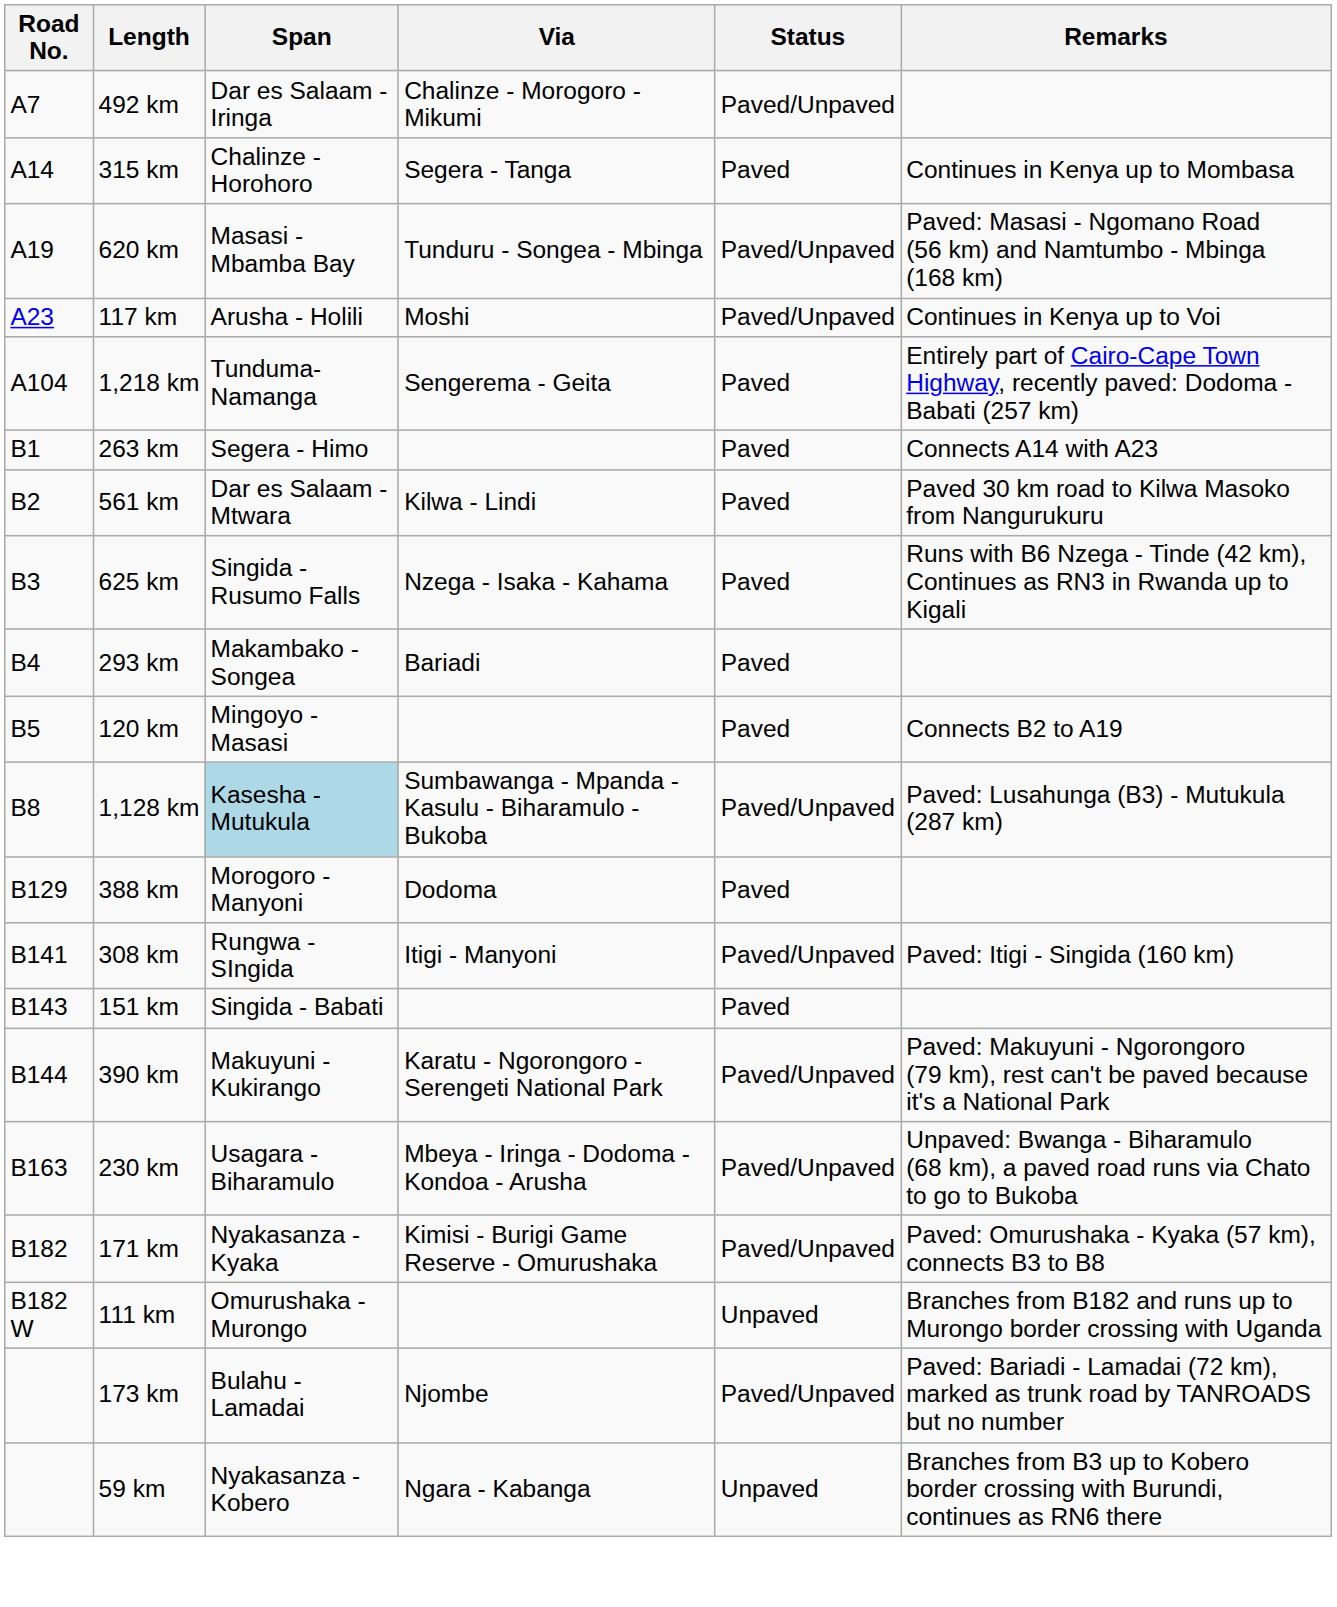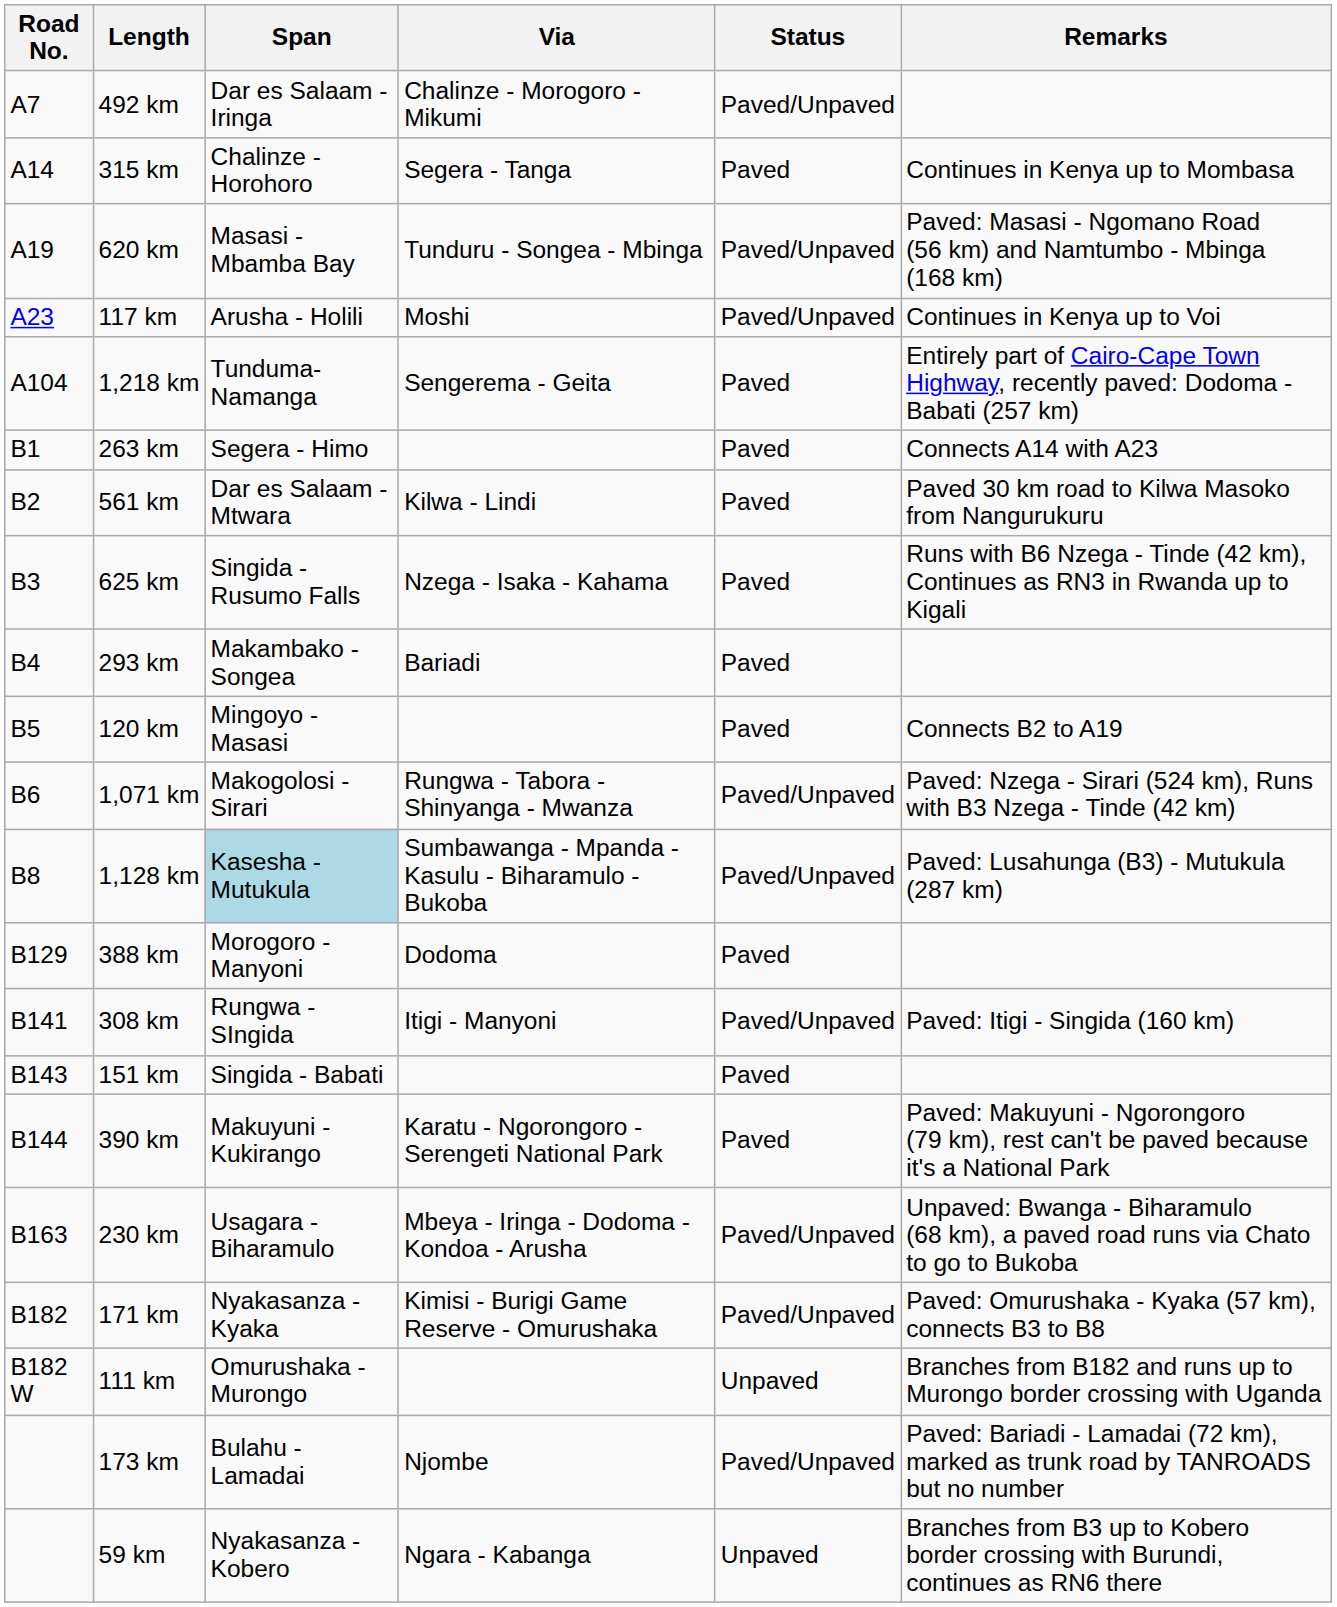+ row: (149, 795)
(808, 1074) Paved/Unpaved -> (755, 1140) Paved
